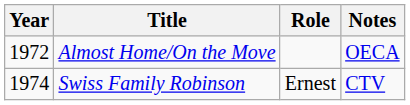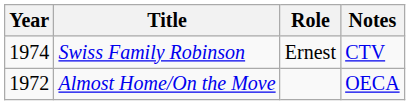rows swapped: (167, 52) <-> (152, 83)
